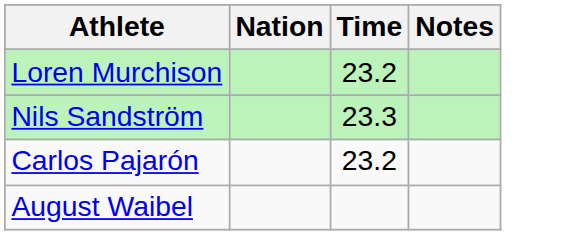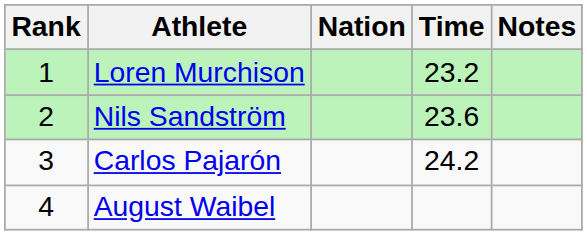+ column: (46, 26)
(369, 116) 23.3 -> (452, 116) 23.6
(369, 161) 23.2 -> (452, 161) 24.2
